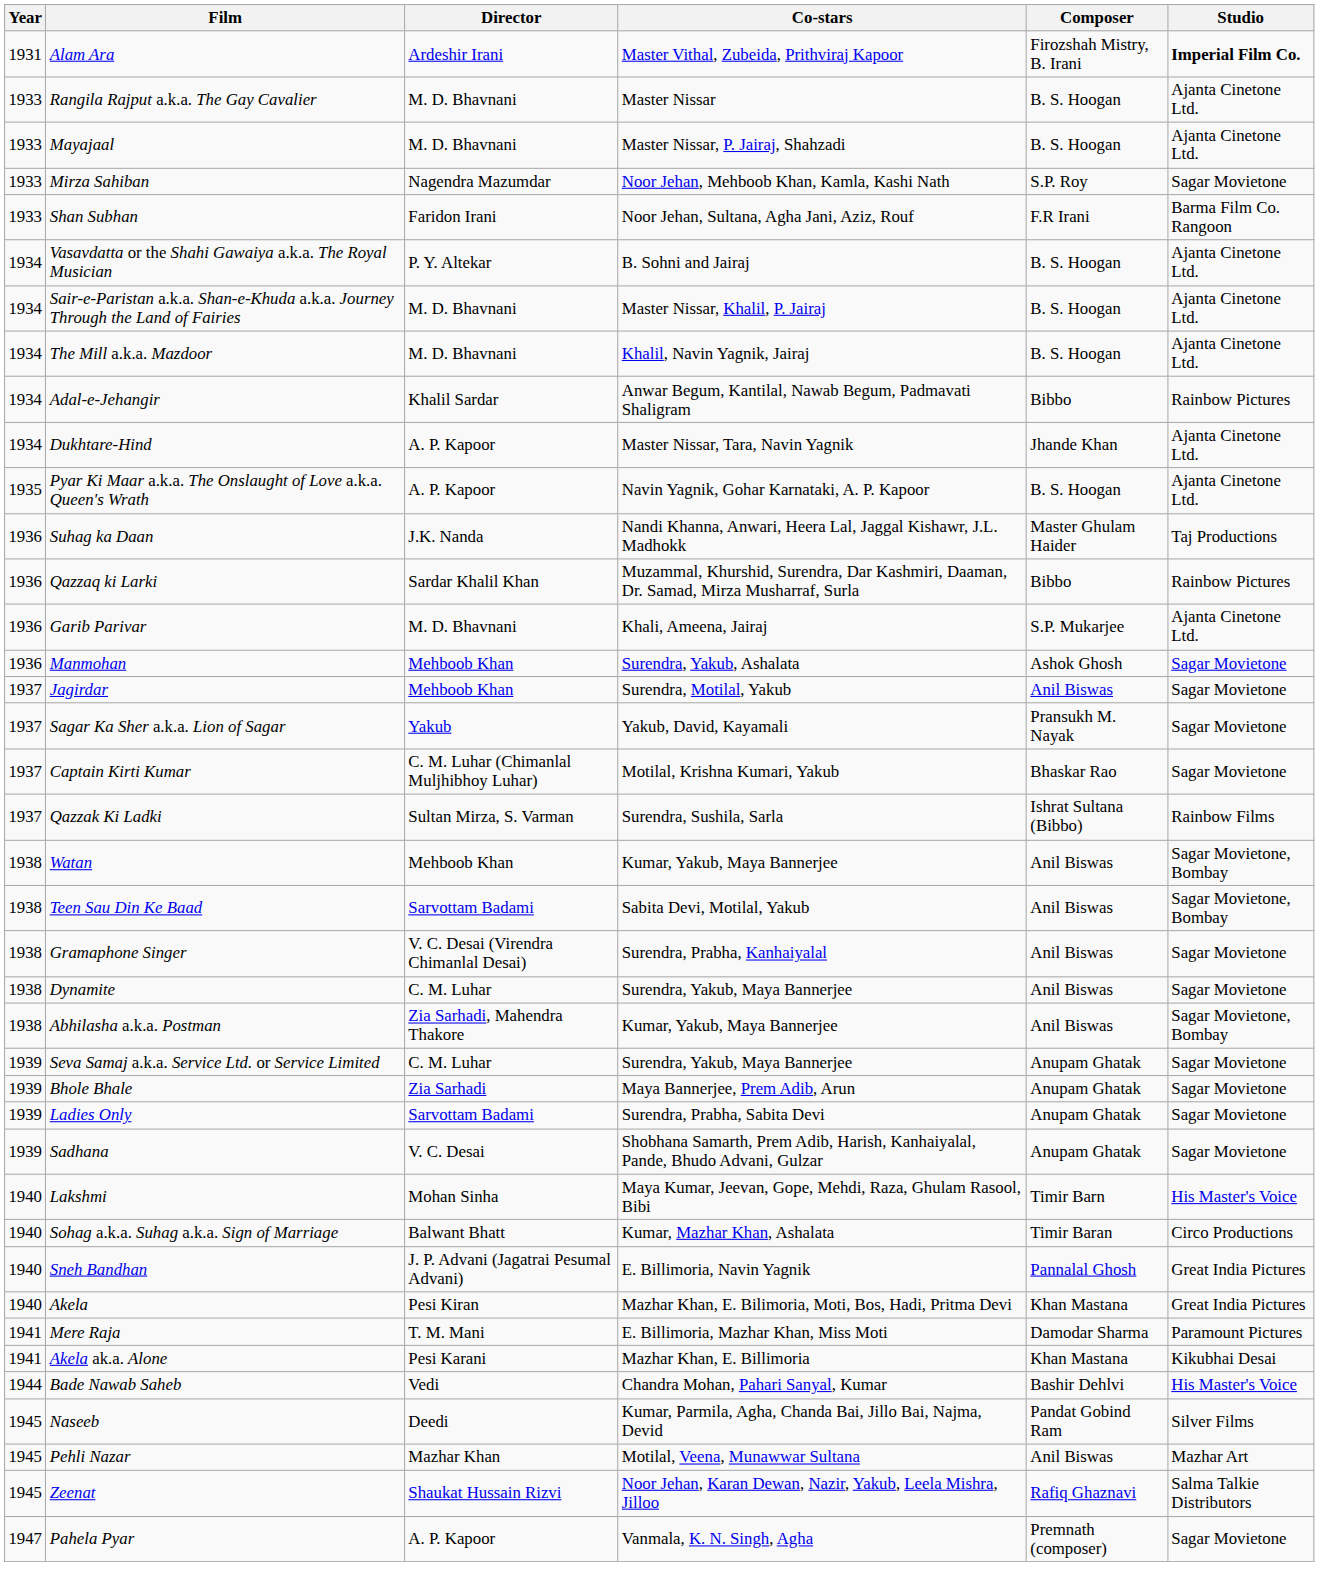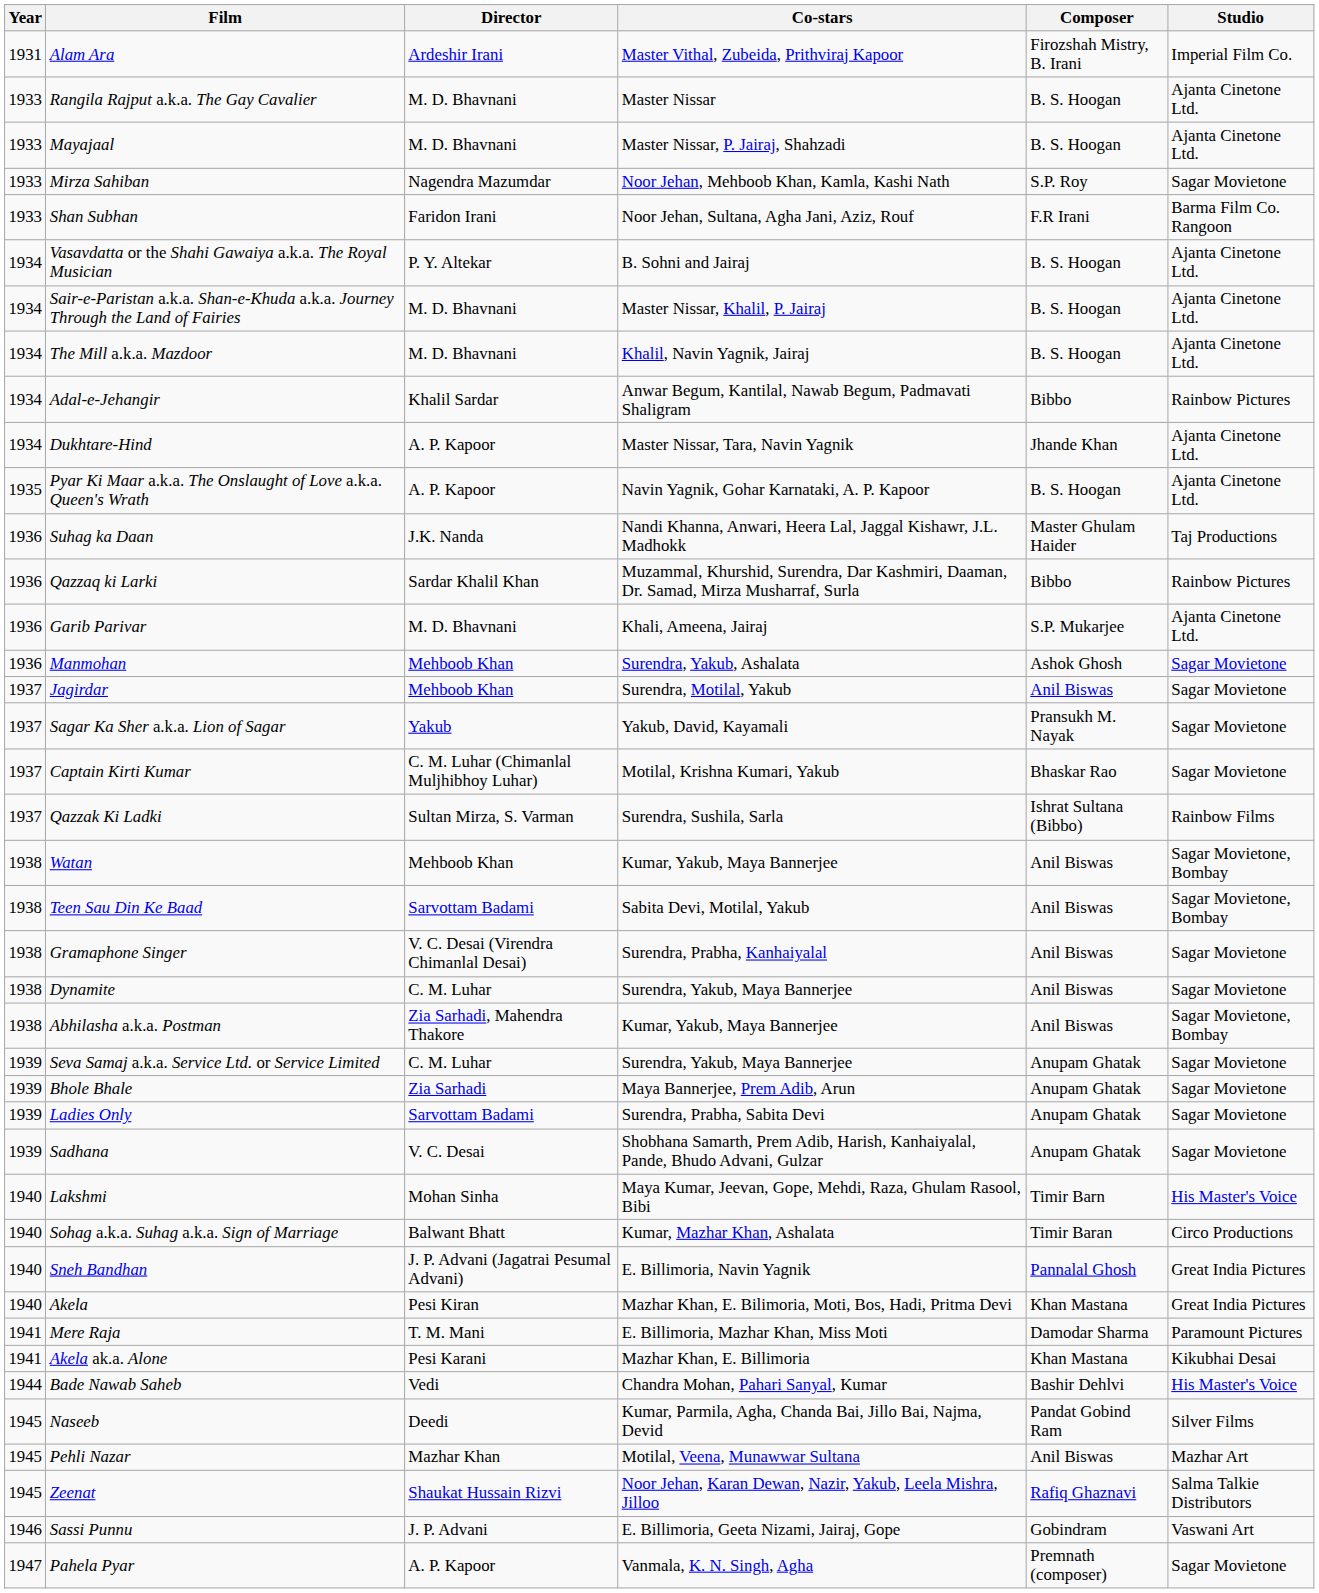(1236, 53) bold -> (1232, 53) normal
+ row: (91, 1529)
